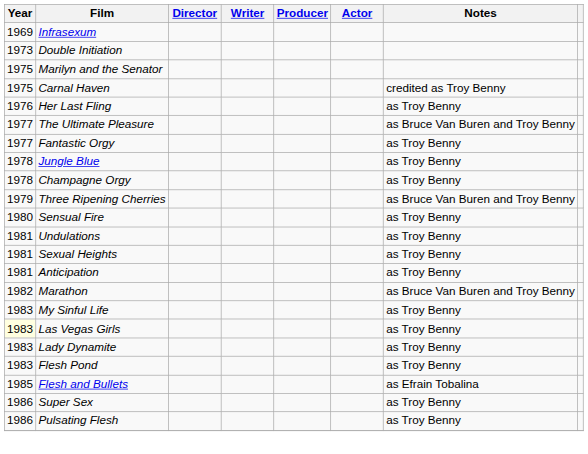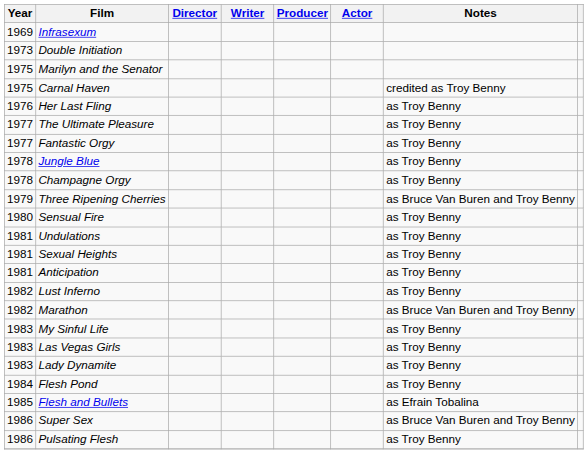(481, 124) as Bruce Van Buren and Troy Benny -> (424, 124) as Troy Benny
+ row: (69, 291)
(20, 328) lightyellow background -> (20, 347) no background
(20, 365) 1983 -> (20, 384) 1984
(424, 402) as Troy Benny -> (481, 421) as Bruce Van Buren and Troy Benny
